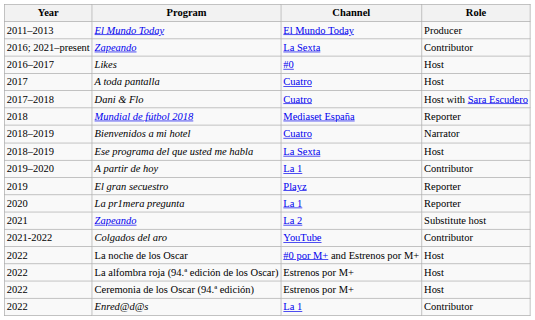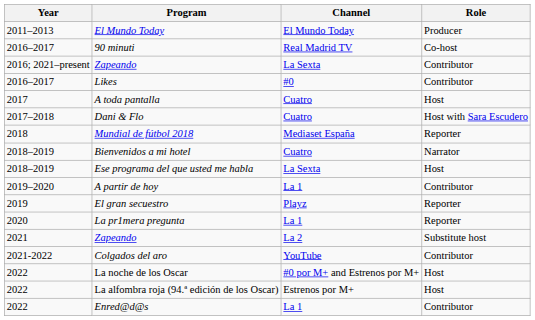+ row: (30, 47)
(434, 65) Host -> (449, 82) Contributor
- row: (17, 290)
